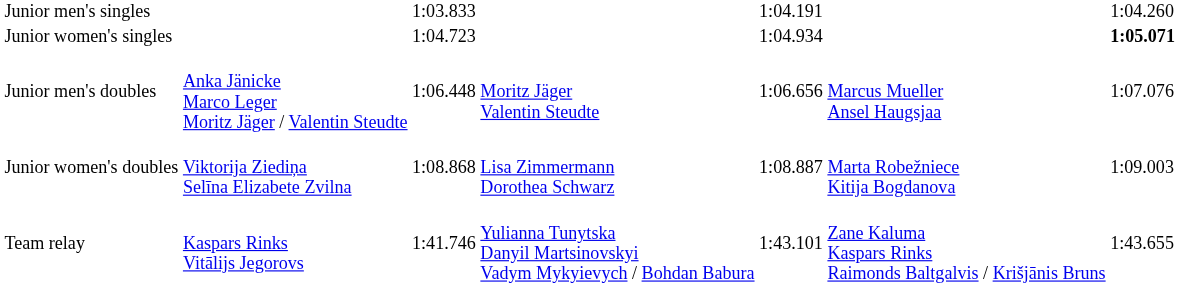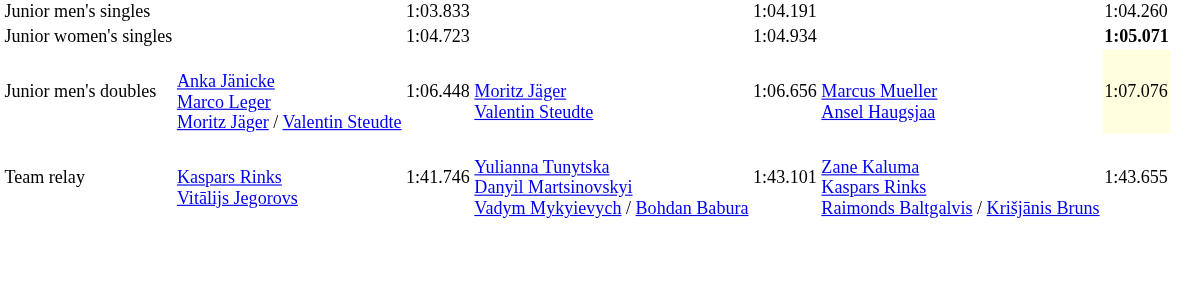(1142, 91) no background -> (1136, 91) lightyellow background
- row: (91, 167)
